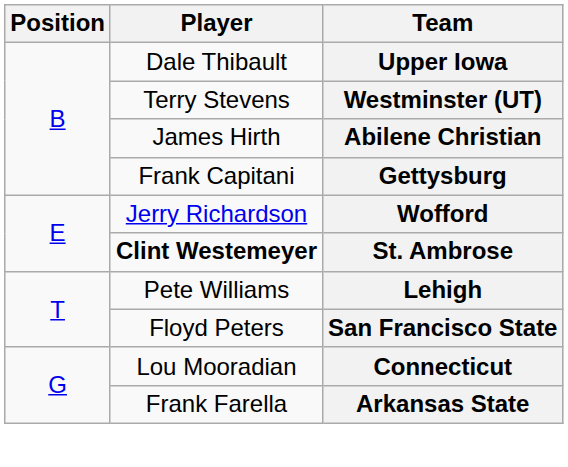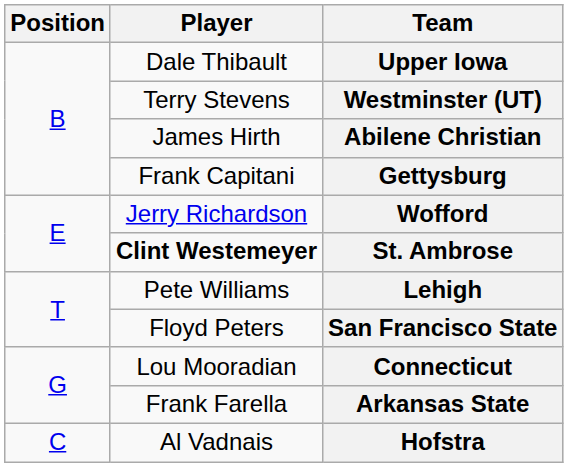+ row: (443, 442)
